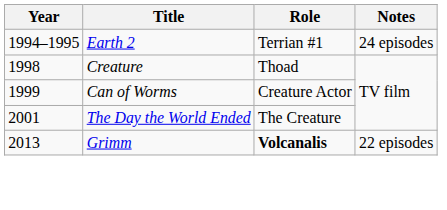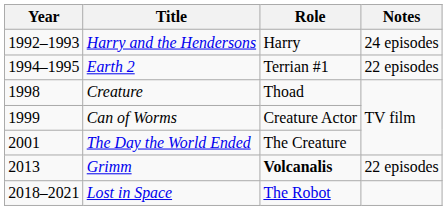+ row: (171, 42)
(396, 42) 24 episodes -> (402, 67) 22 episodes
+ row: (129, 192)
